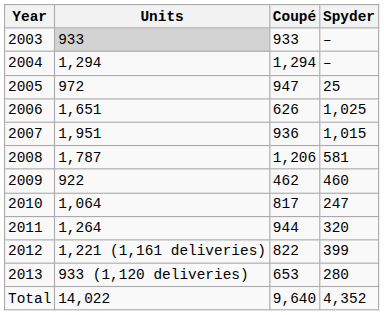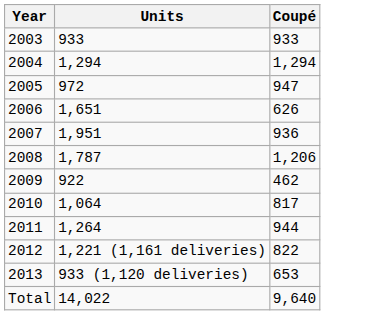- column: (349, 16)
(71, 40) lightgrey background -> (71, 40) no background
